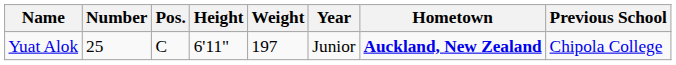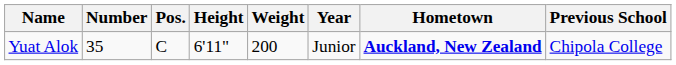(95, 45) 25 -> (95, 45) 35
(265, 45) 197 -> (265, 45) 200
